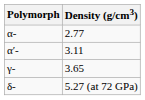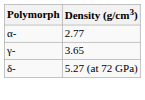- row: (13, 51)
